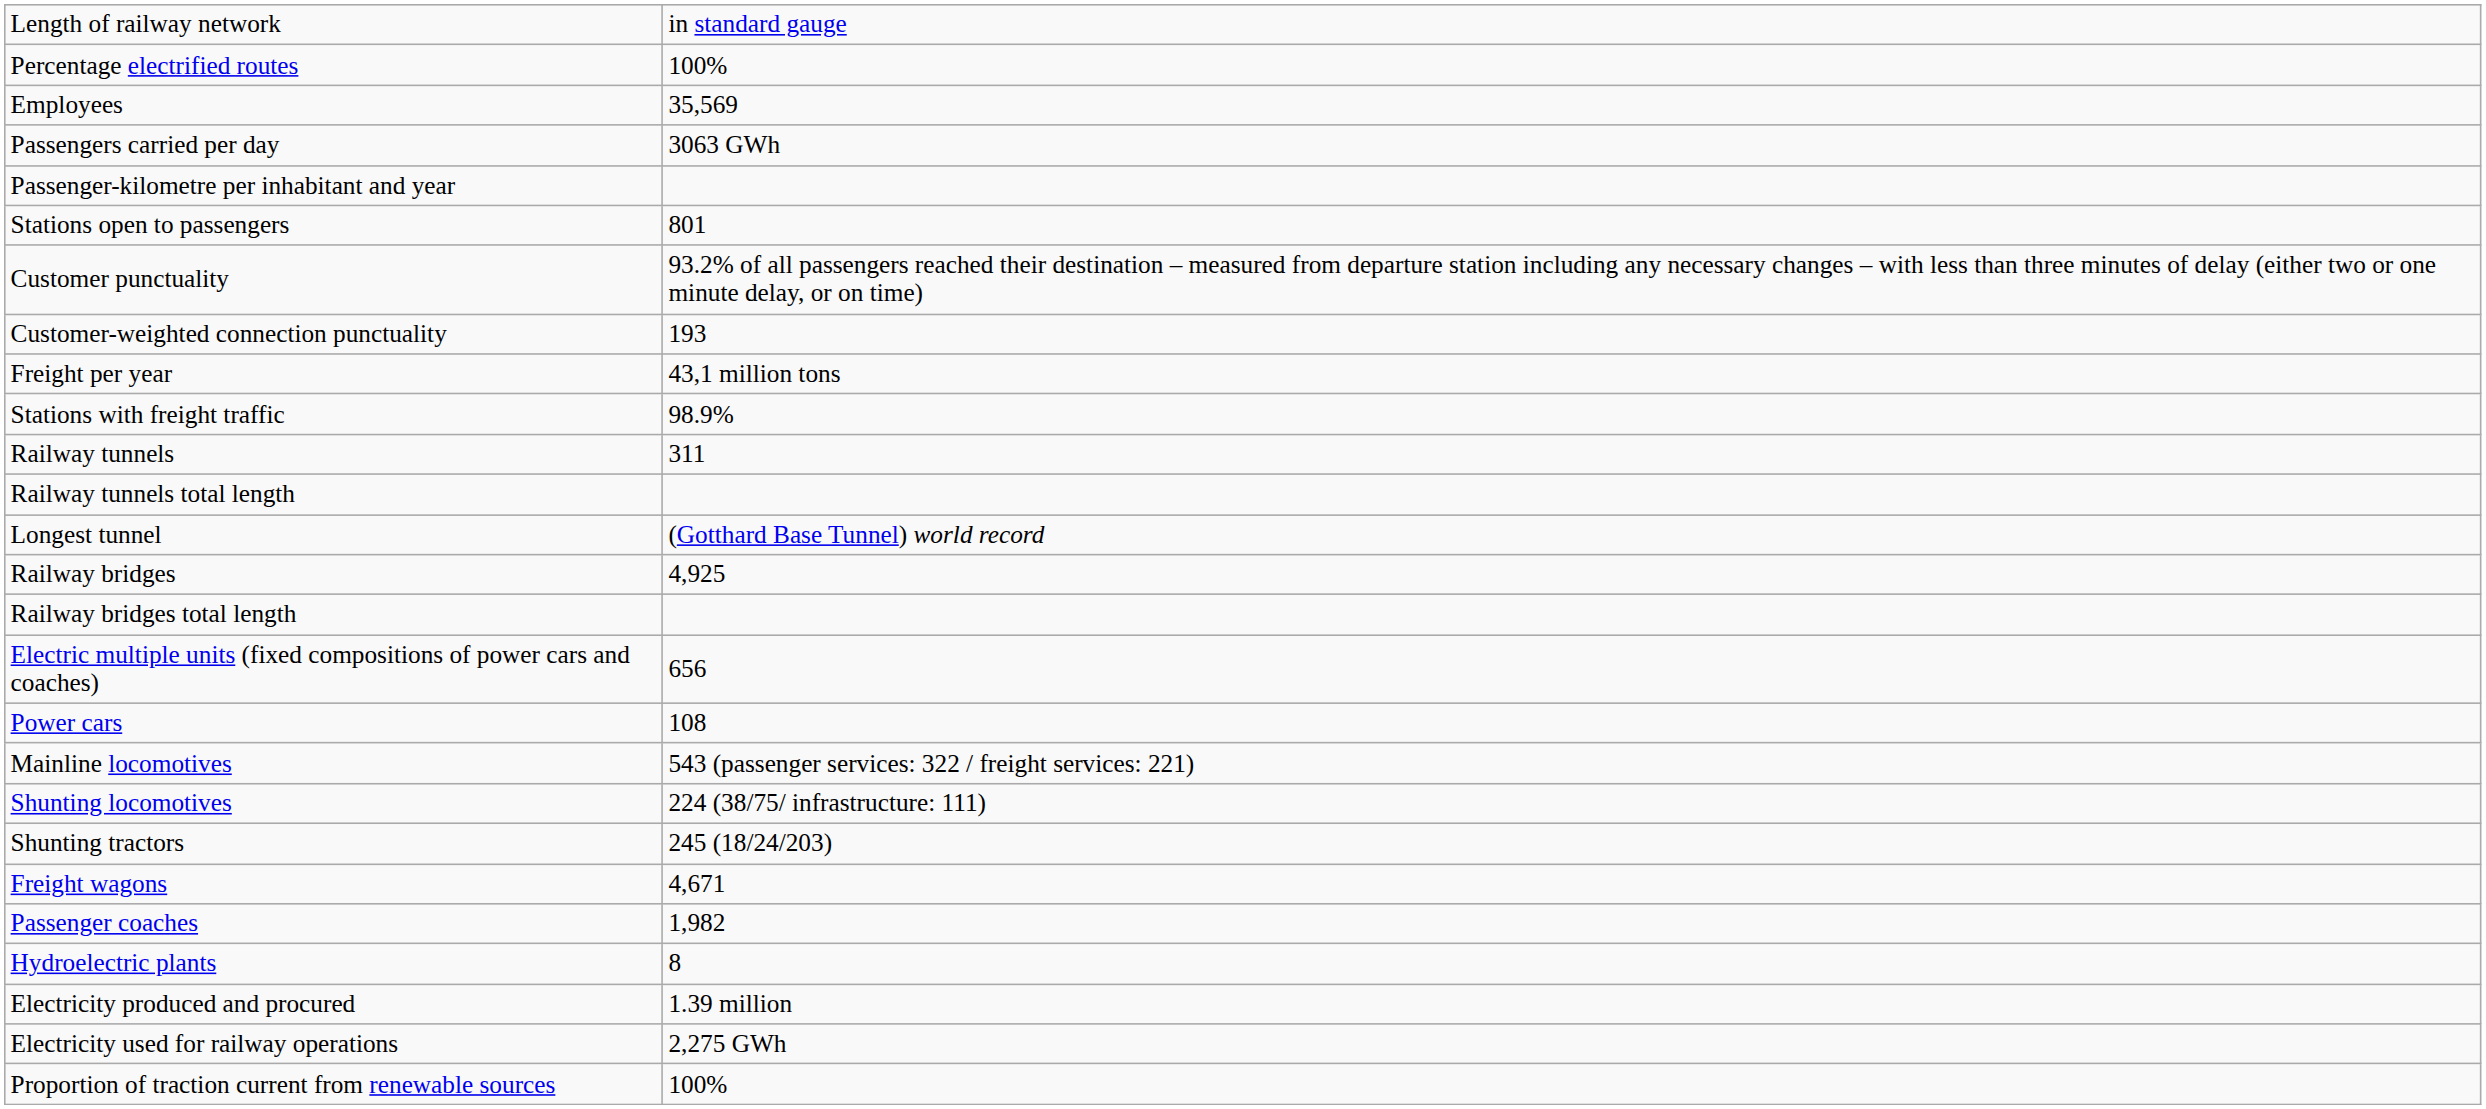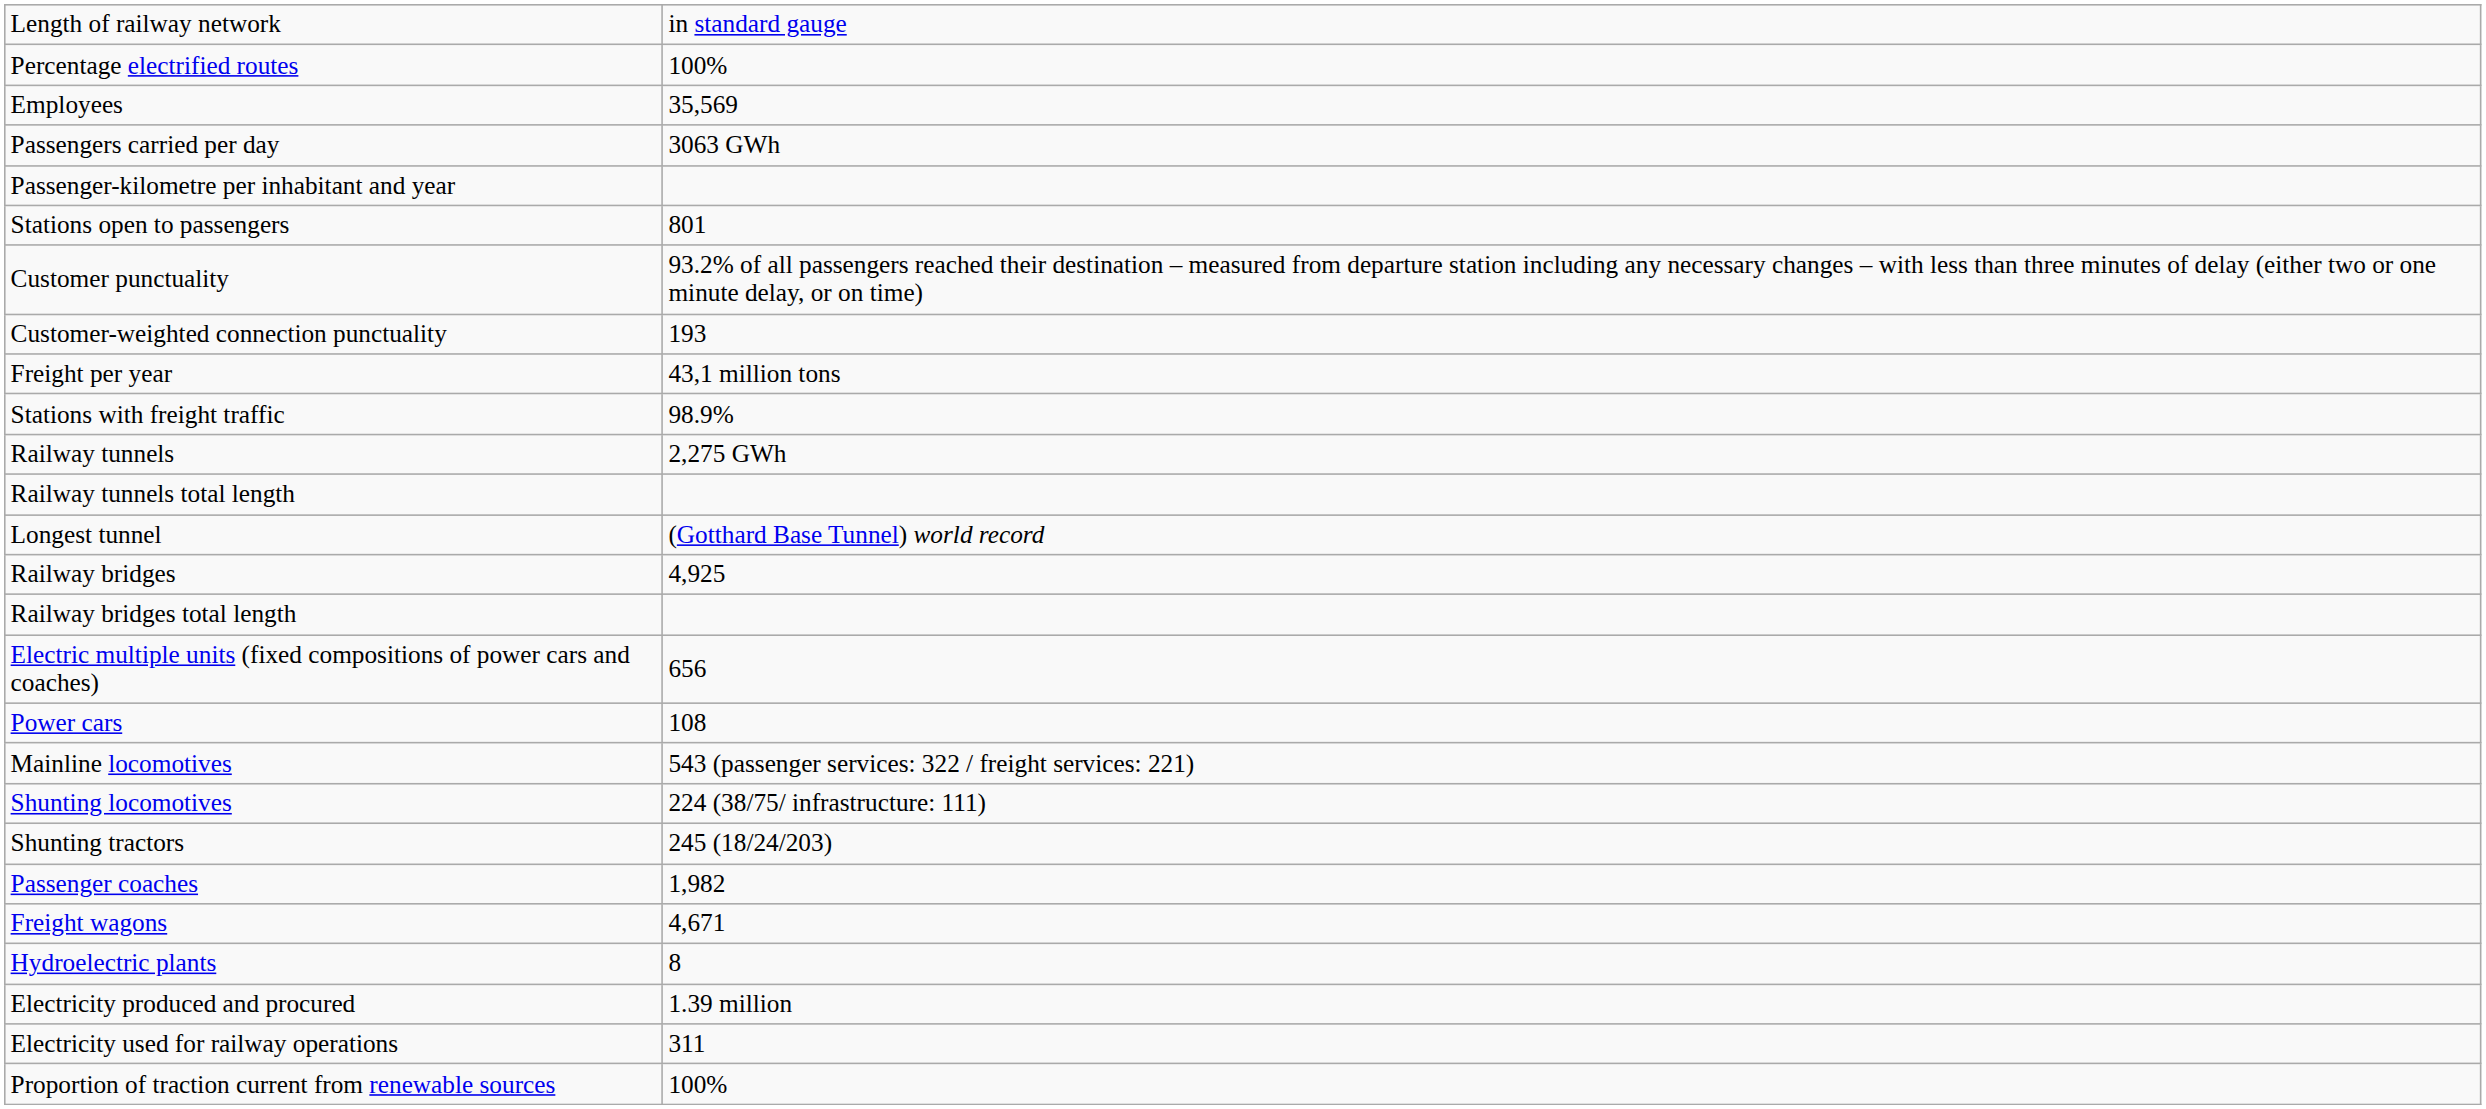(687, 453) 311 -> (727, 453) 2,275 GWh
rows swapped: (104, 923) <-> (89, 883)
(727, 1043) 2,275 GWh -> (687, 1043) 311
